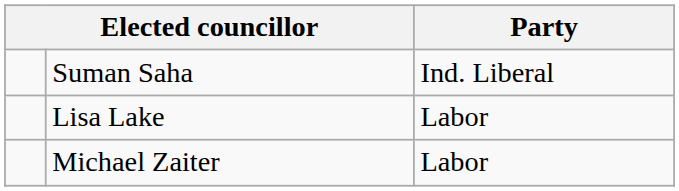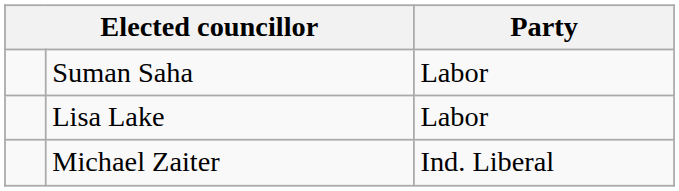(487, 72) Ind. Liberal -> (454, 72) Labor
(454, 162) Labor -> (487, 162) Ind. Liberal
